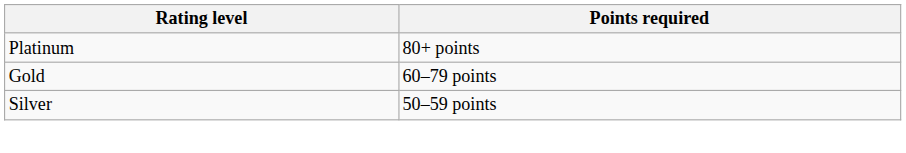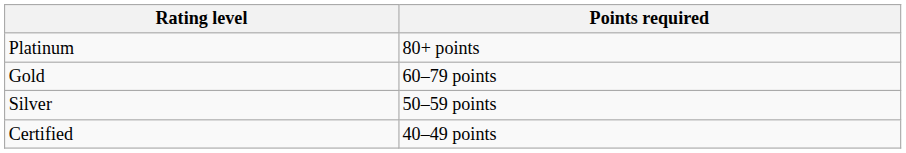+ row: (41, 133)
